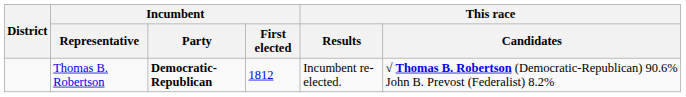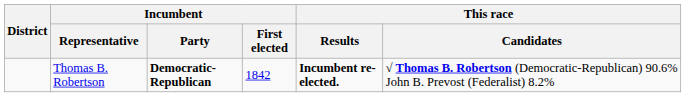(261, 75) 1812 -> (258, 75) 1842
(338, 75) normal -> (337, 75) bold
